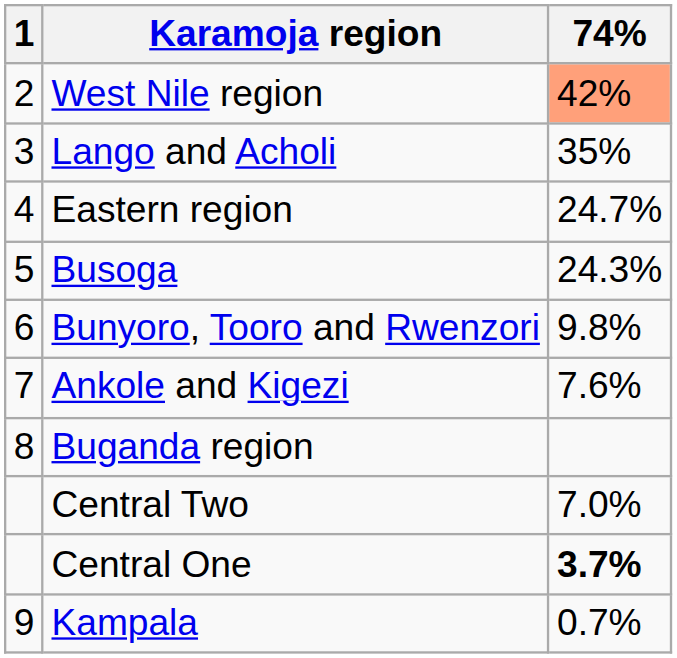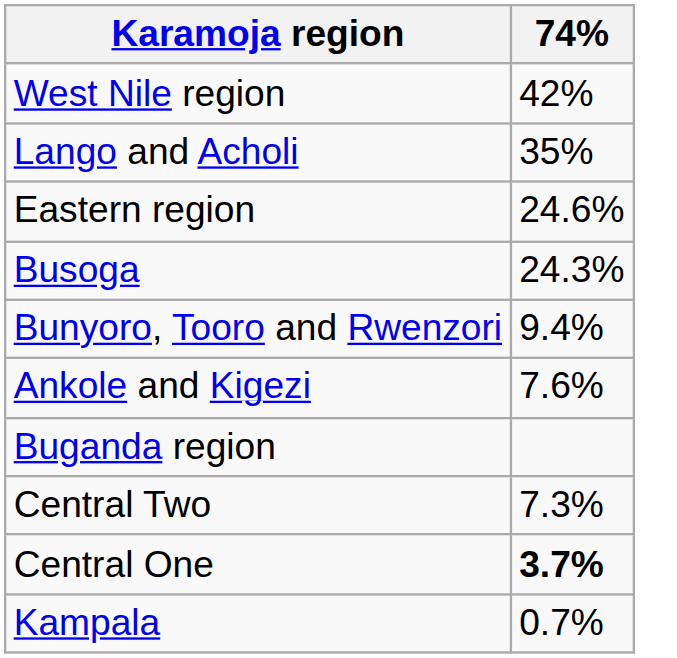- column: (24, 33)
(594, 92) lightsalmon background -> (556, 92) no background
(610, 210) 24.7% -> (572, 210) 24.6%
(599, 328) 9.8% -> (562, 328) 9.4%
(599, 504) 7.0% -> (562, 504) 7.3%
